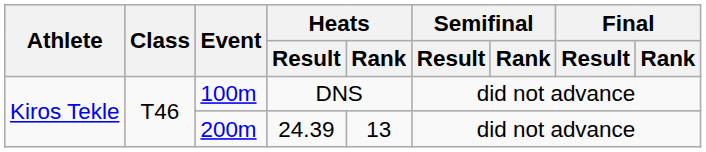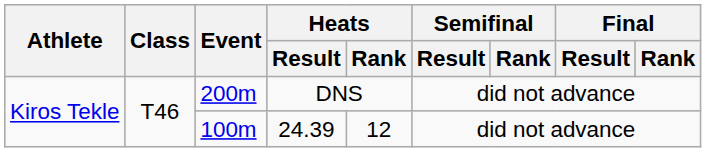(228, 94) 100m -> (228, 94) 200m
(228, 129) 200m -> (228, 129) 100m
(379, 129) 13 -> (379, 129) 12
